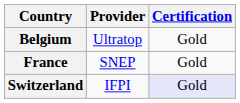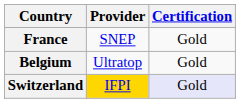rows swapped: (45, 39) <-> (45, 62)
(118, 86) no background -> (118, 86) gold background
